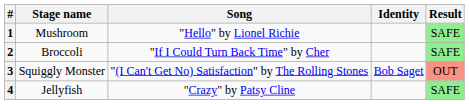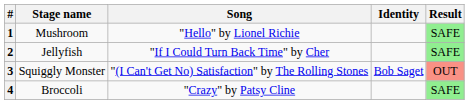(62, 52) Broccoli -> (62, 52) Jellyfish
(62, 90) Jellyfish -> (62, 90) Broccoli
